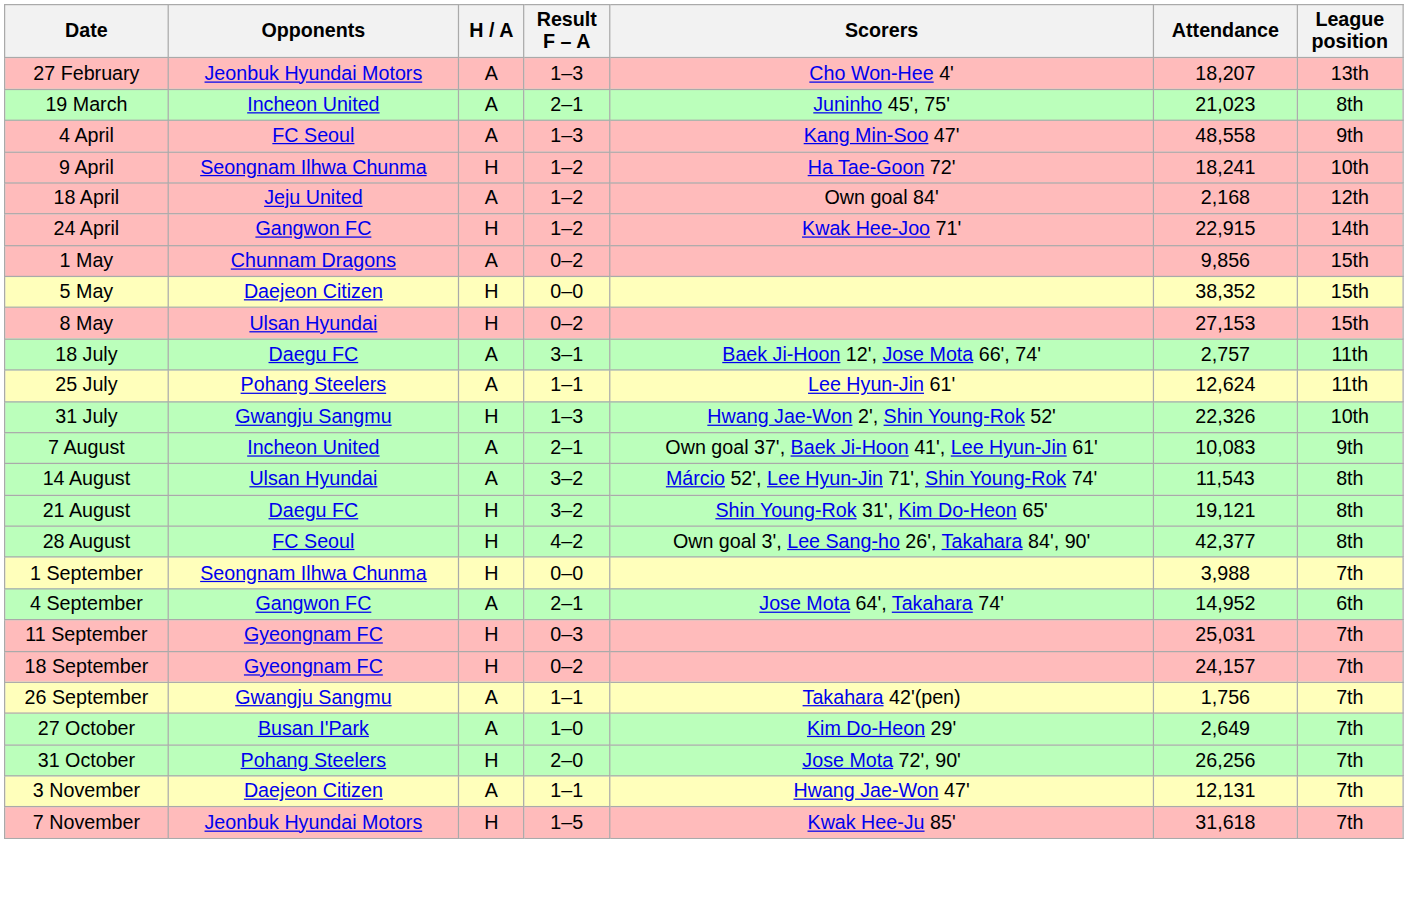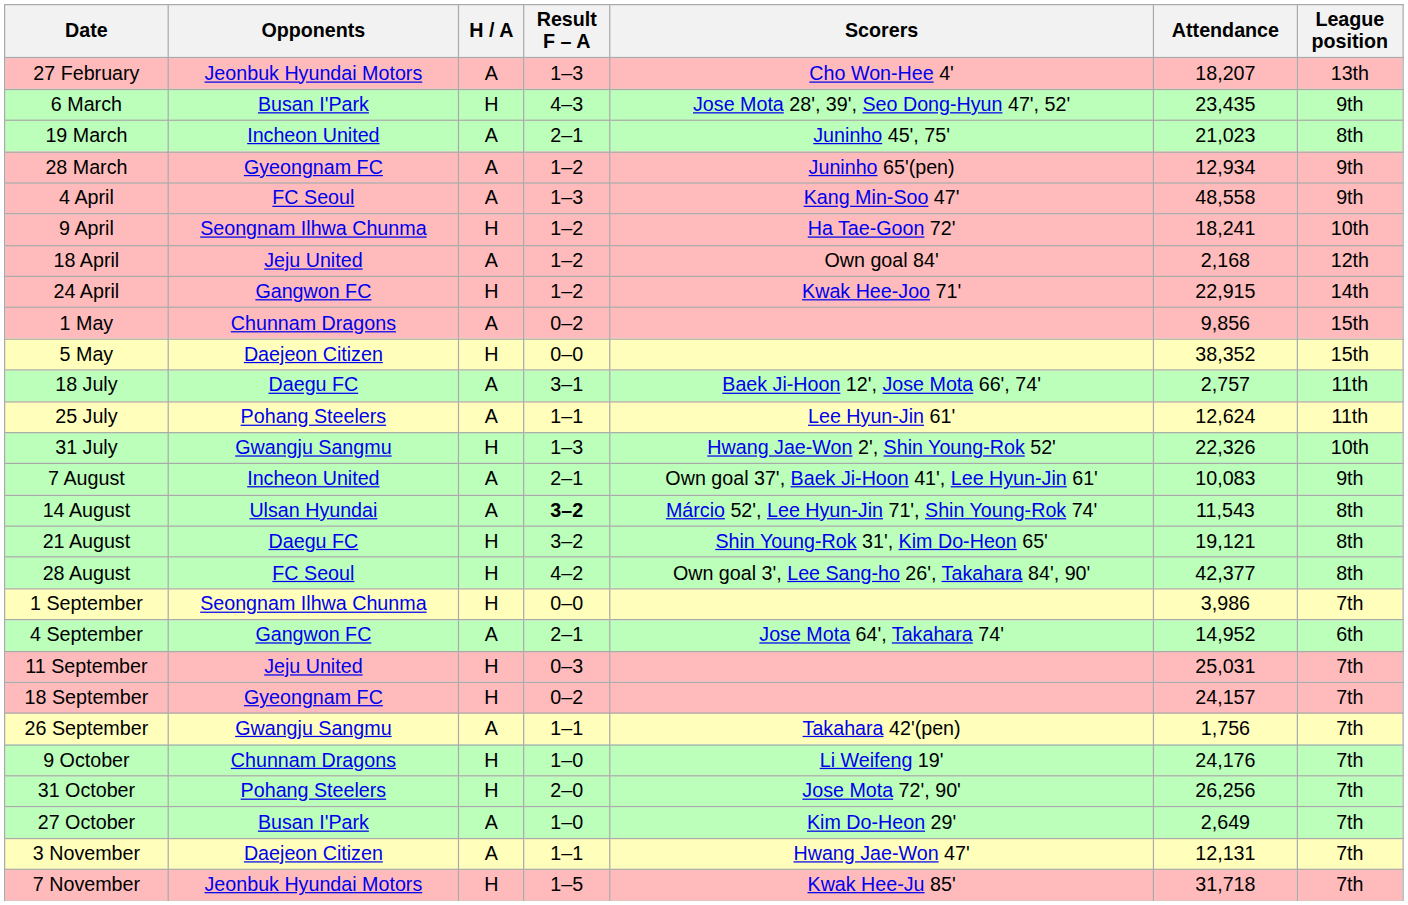+ row: (86, 104)
+ row: (86, 167)
- row: (86, 323)
(567, 479) normal -> (567, 510) bold
(1225, 572) 3,988 -> (1225, 604) 3,986
(313, 635) Gyeongnam FC -> (313, 666) Jeju United
+ row: (86, 760)
rows swapped: (86, 728) <-> (86, 760)
(1225, 822) 31,618 -> (1225, 884) 31,718
